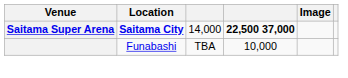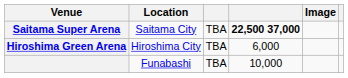(151, 30) bold -> (166, 30) normal
(205, 30) 14,000 -> (216, 30) TBA
+ row: (66, 47)
